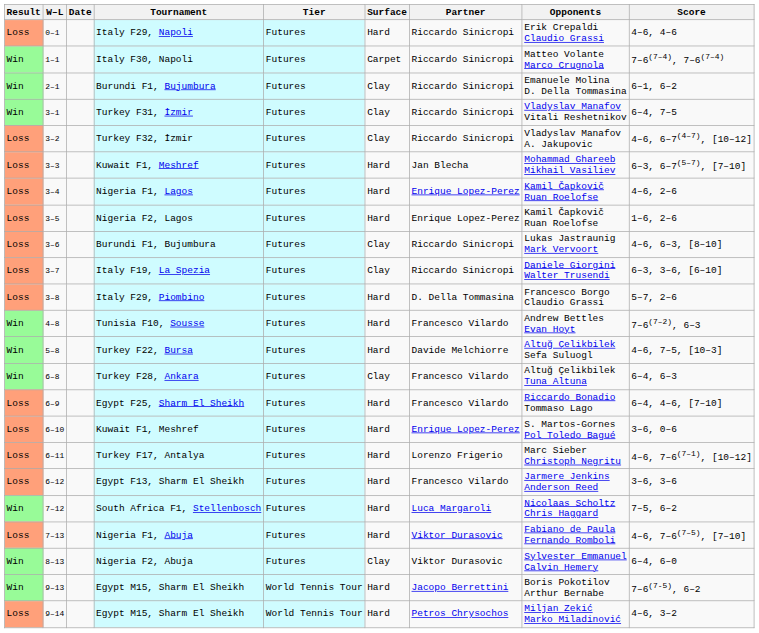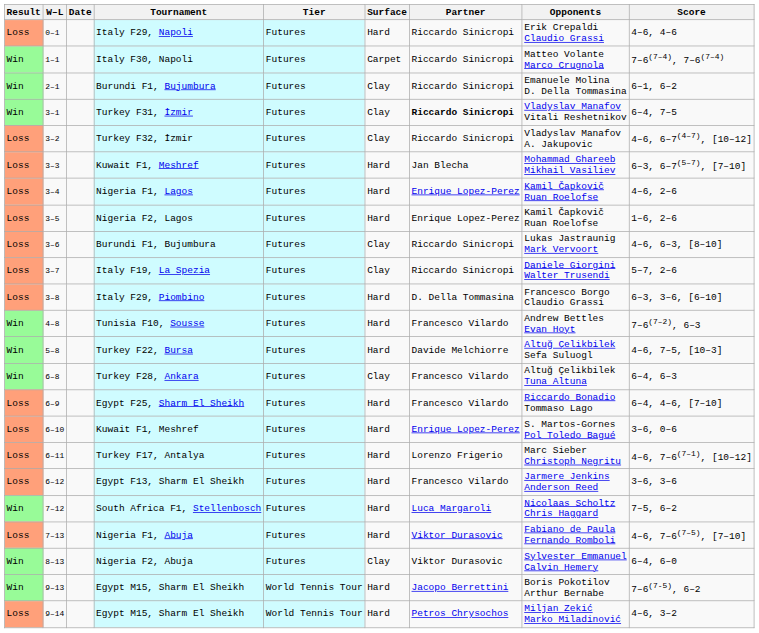(463, 112) normal -> (463, 112) bold
(677, 271) 6–3, 3–6, [6–10] -> (654, 271) 5–7, 2–6
(654, 297) 5–7, 2–6 -> (677, 297) 6–3, 3–6, [6–10]
